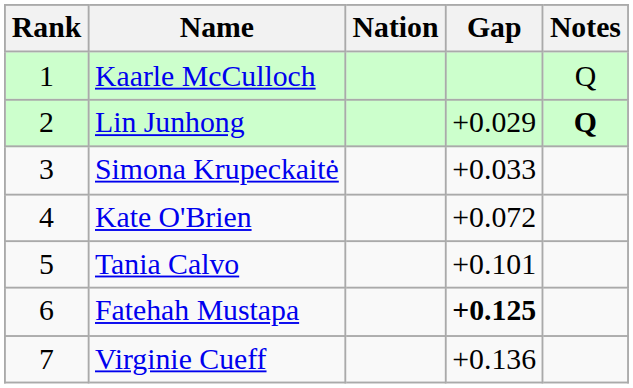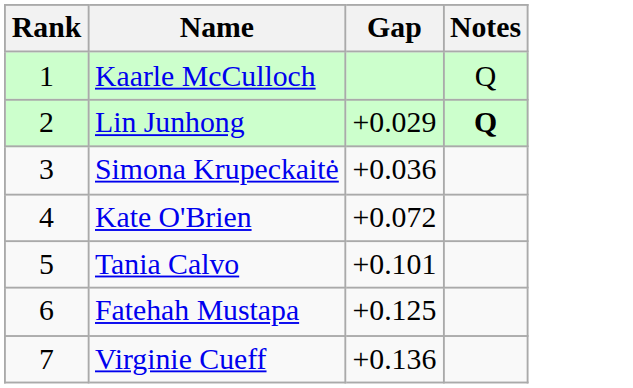- column: (396, 28)
(494, 169) +0.033 -> (394, 169) +0.036
(494, 311) bold -> (394, 311) normal
